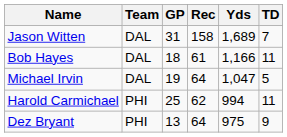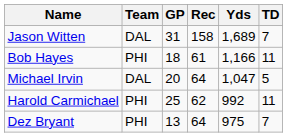(138, 57) DAL -> (136, 57) PHI
(173, 79) 19 -> (173, 79) 20
(233, 100) 994 -> (233, 100) 992
(265, 121) 9 -> (265, 121) 7
